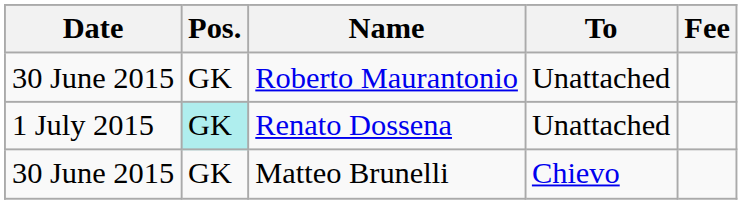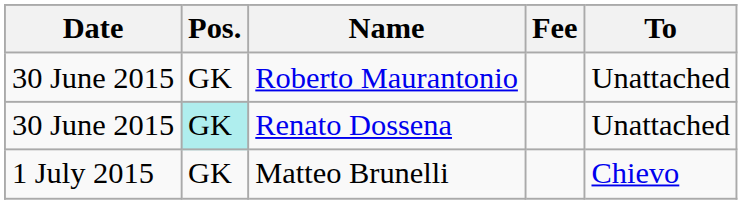columns swapped: (601, 28) <-> (707, 28)
(83, 125) 1 July 2015 -> (93, 125) 30 June 2015
(93, 173) 30 June 2015 -> (83, 173) 1 July 2015
